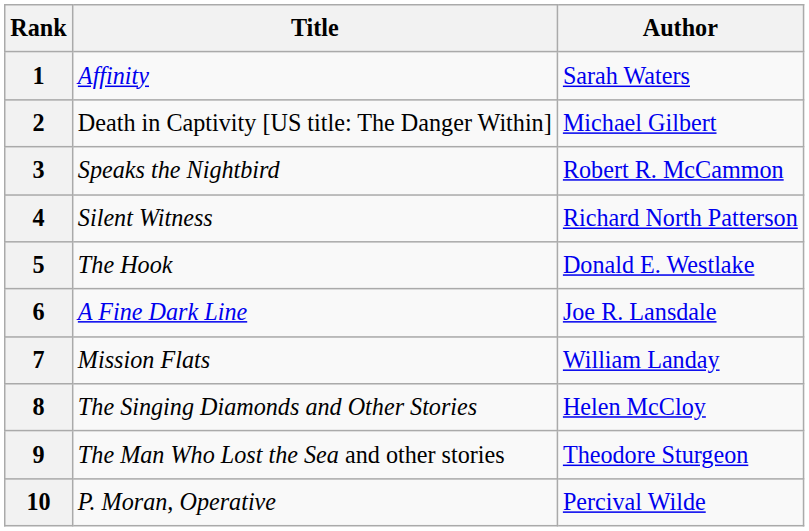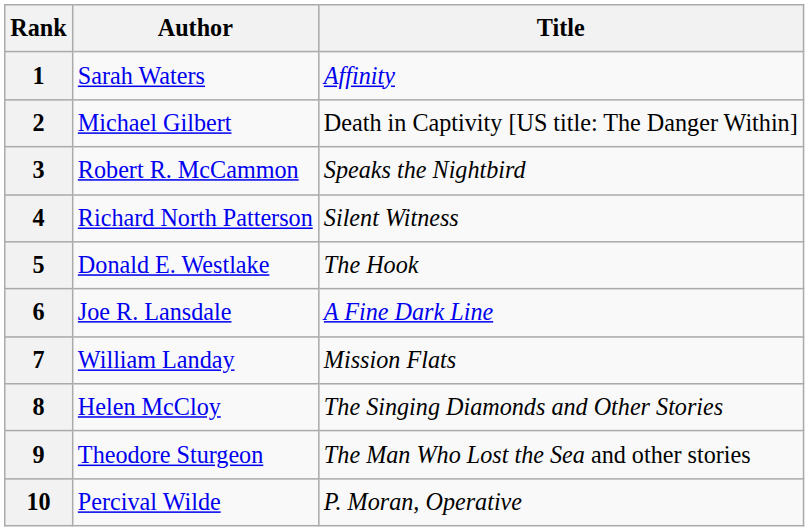columns swapped: (680, 28) <-> (315, 28)
